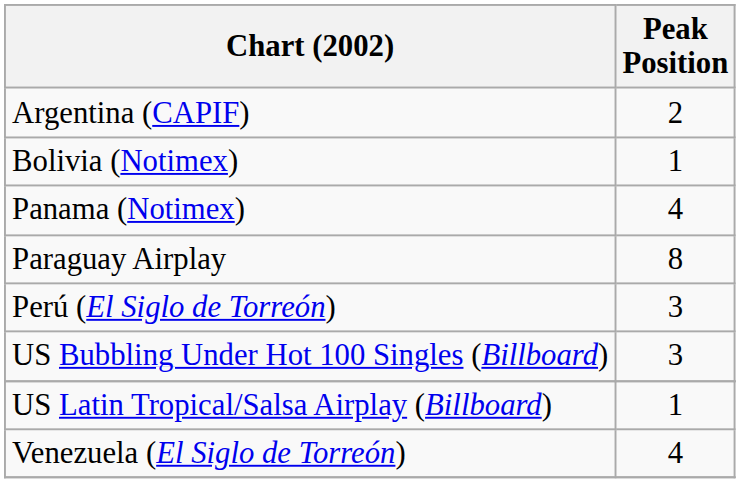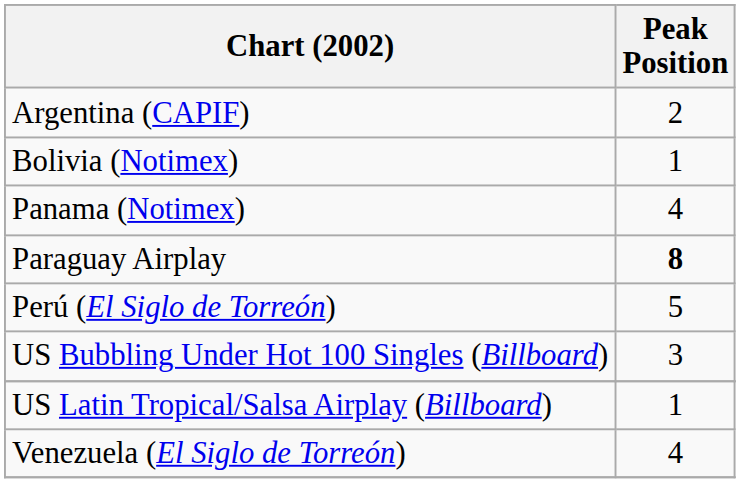(675, 258) normal -> (675, 258) bold
(675, 307) 3 -> (675, 307) 5
